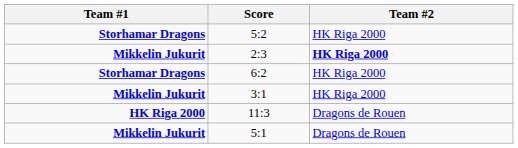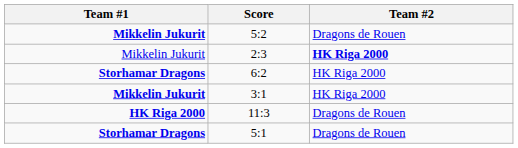(152, 34) Storhamar Dragons -> (159, 34) Mikkelin Jukurit
(349, 34) HK Riga 2000 -> (359, 34) Dragons de Rouen
(159, 53) bold -> (163, 53) normal
(159, 133) Mikkelin Jukurit -> (152, 133) Storhamar Dragons
